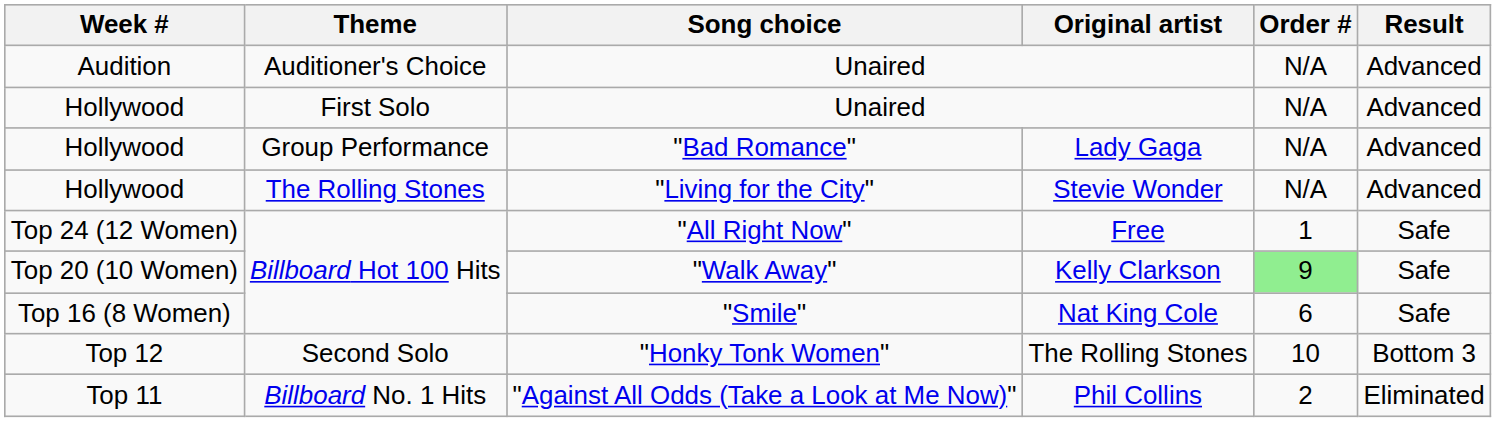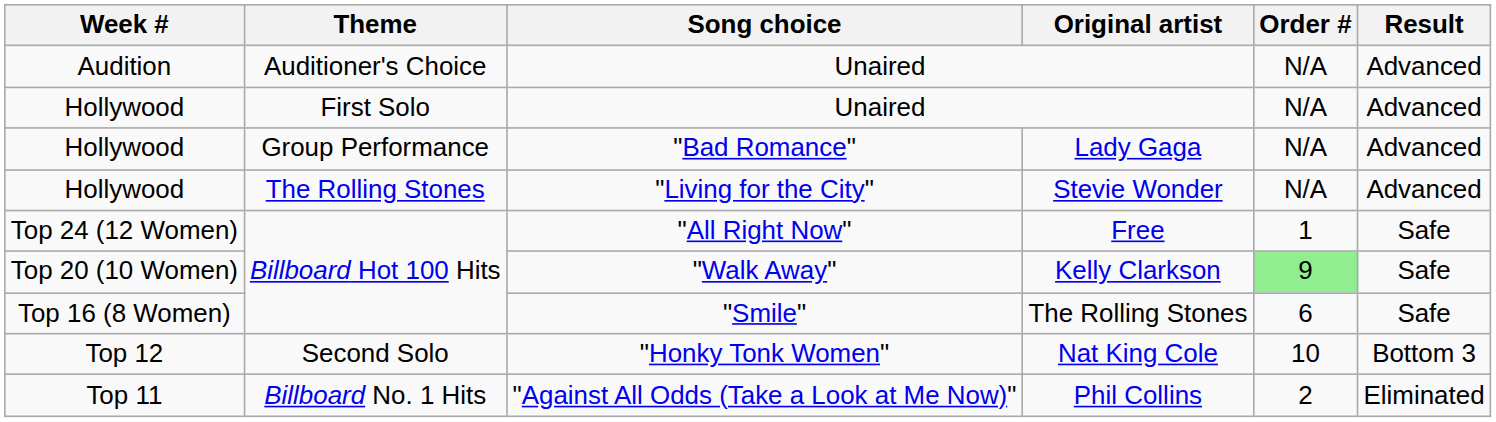(1138, 312) Nat King Cole -> (1138, 312) The Rolling Stones
(1138, 353) The Rolling Stones -> (1138, 353) Nat King Cole
